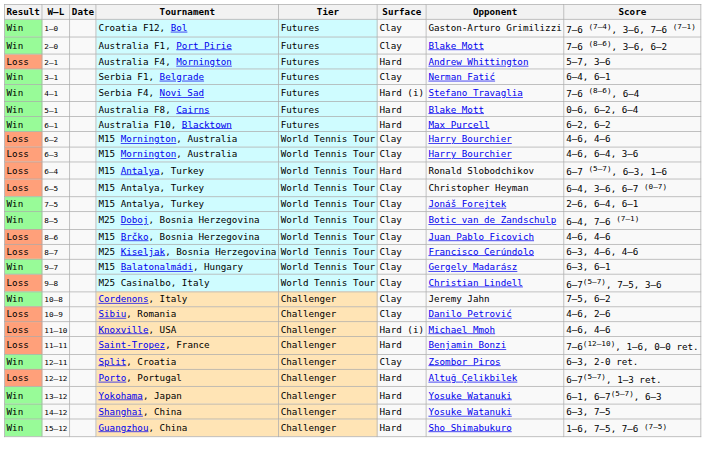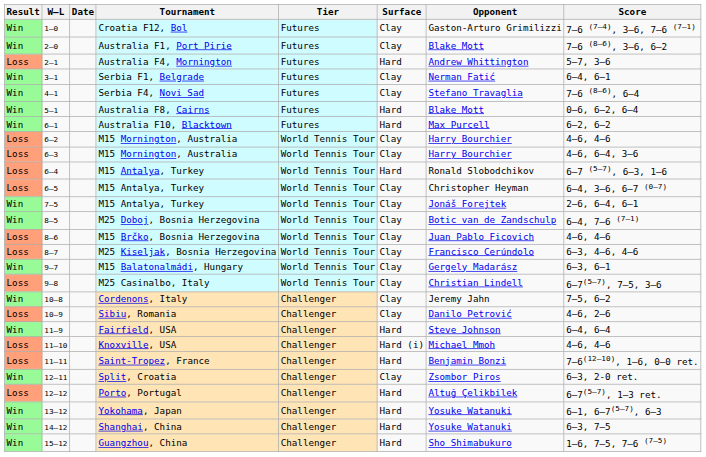(402, 93) Hard (i) -> (391, 93) Clay
+ row: (54, 330)
